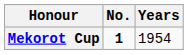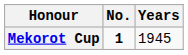(155, 39) 1954 -> (155, 39) 1945
